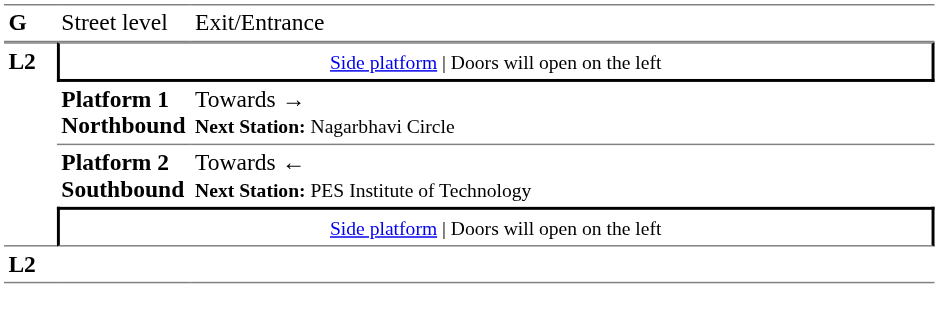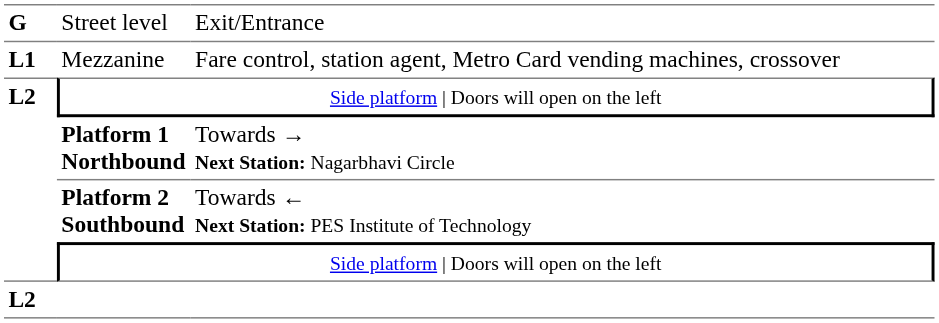+ row: (113, 59)
